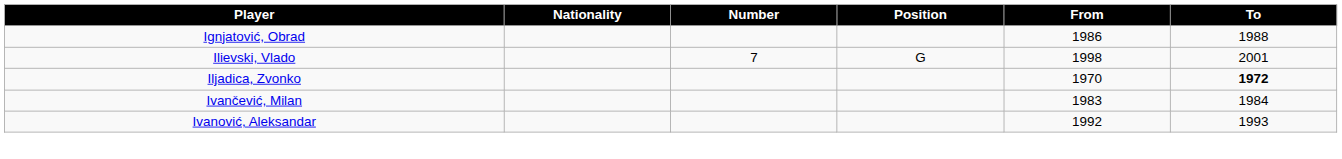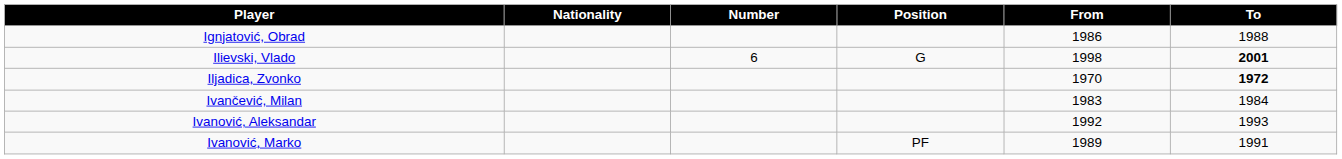(754, 57) 7 -> (754, 57) 6
(1254, 57) normal -> (1254, 57) bold
+ row: (254, 143)
